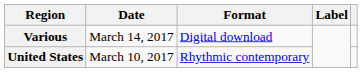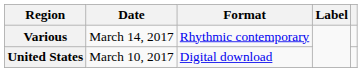(226, 36) Digital download -> (245, 36) Rhythmic contemporary
(245, 57) Rhythmic contemporary -> (226, 57) Digital download
